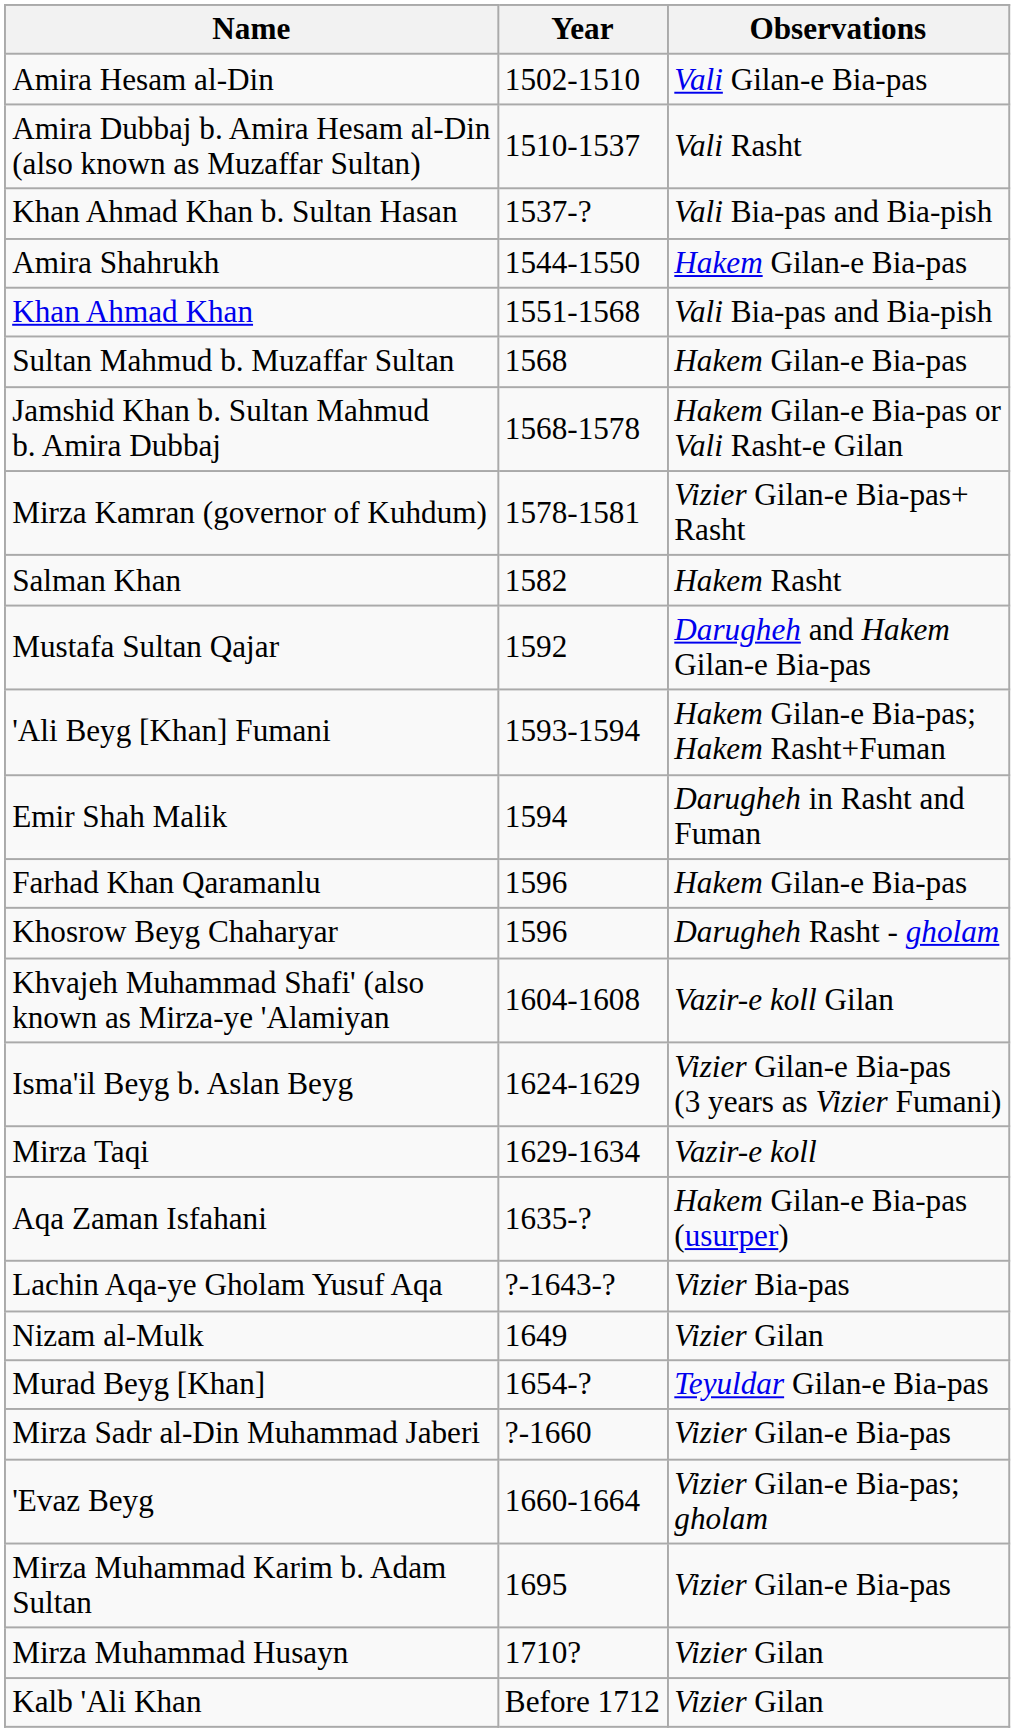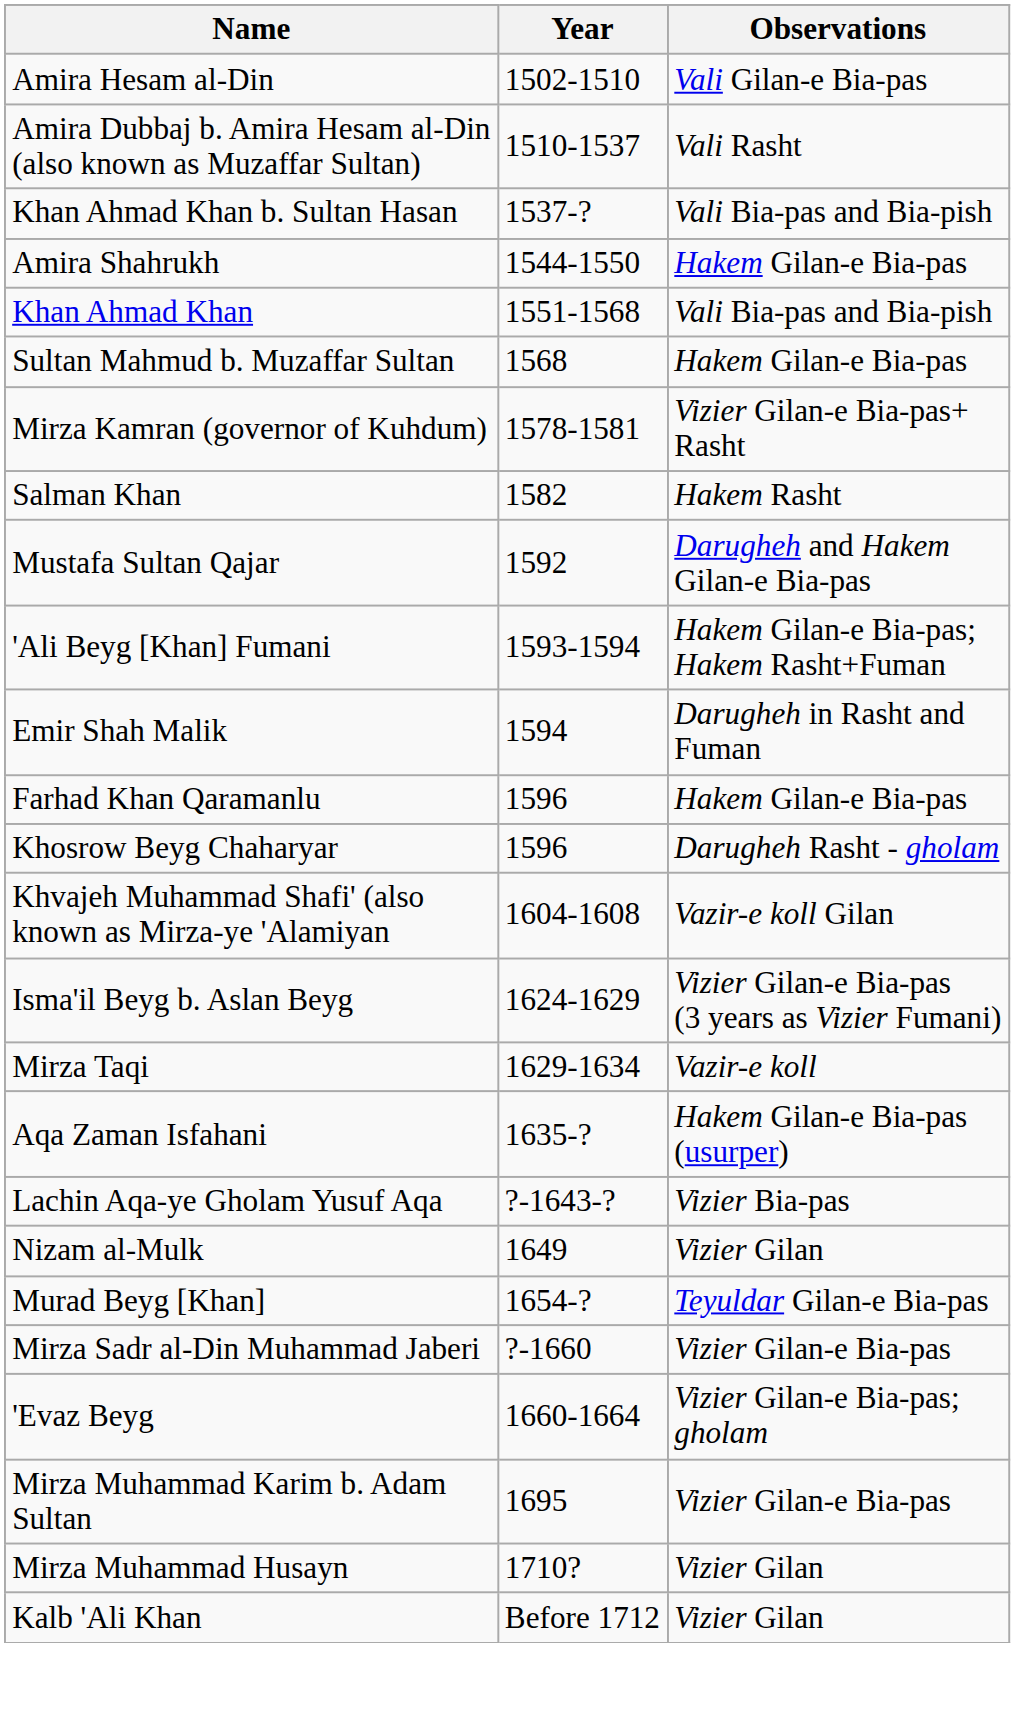- row: (221, 428)
